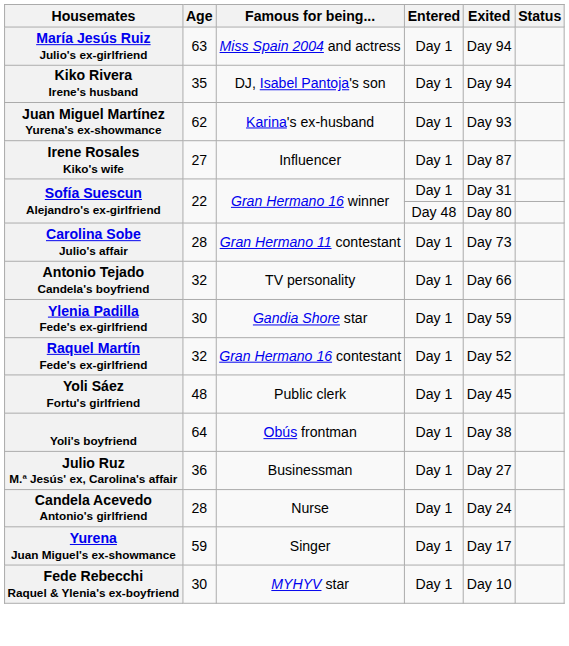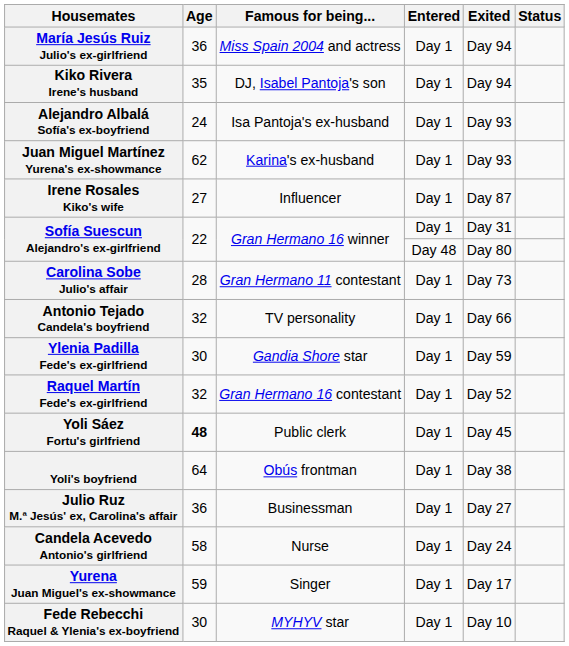(199, 46) 63 -> (199, 46) 36
+ row: (93, 122)
(199, 394) normal -> (199, 432) bold
(199, 508) 28 -> (199, 546) 58
